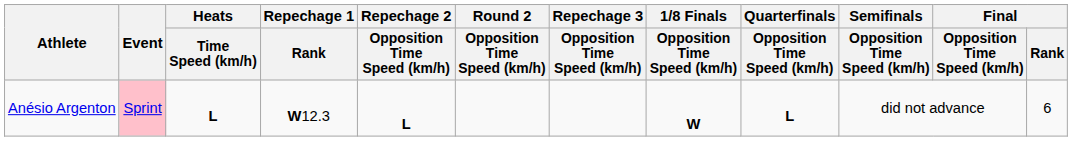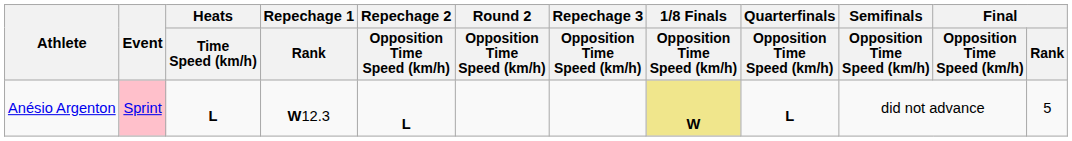(694, 125) no background -> (694, 125) khaki background
(1047, 109) 6 -> (1047, 109) 5
